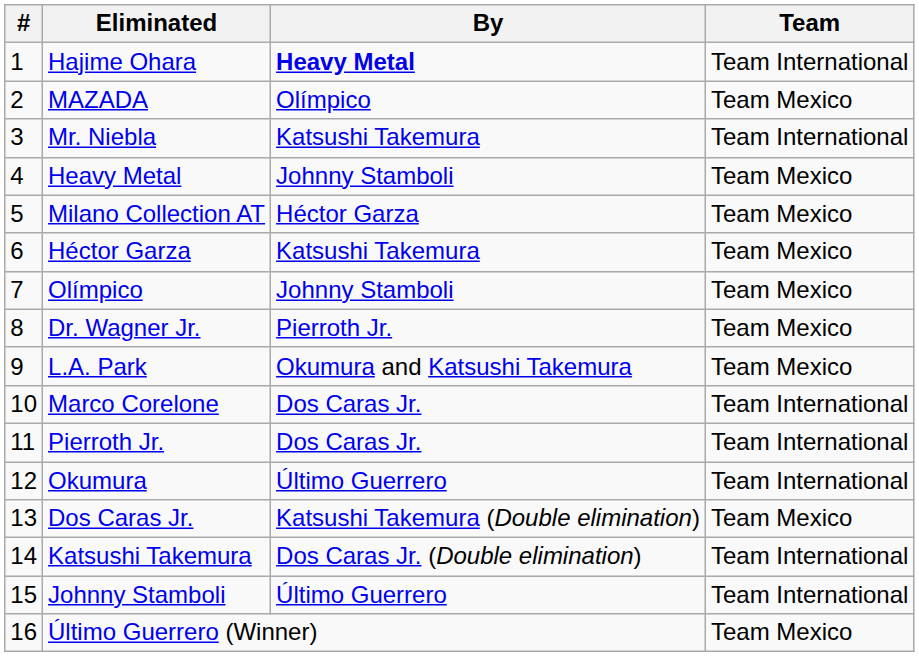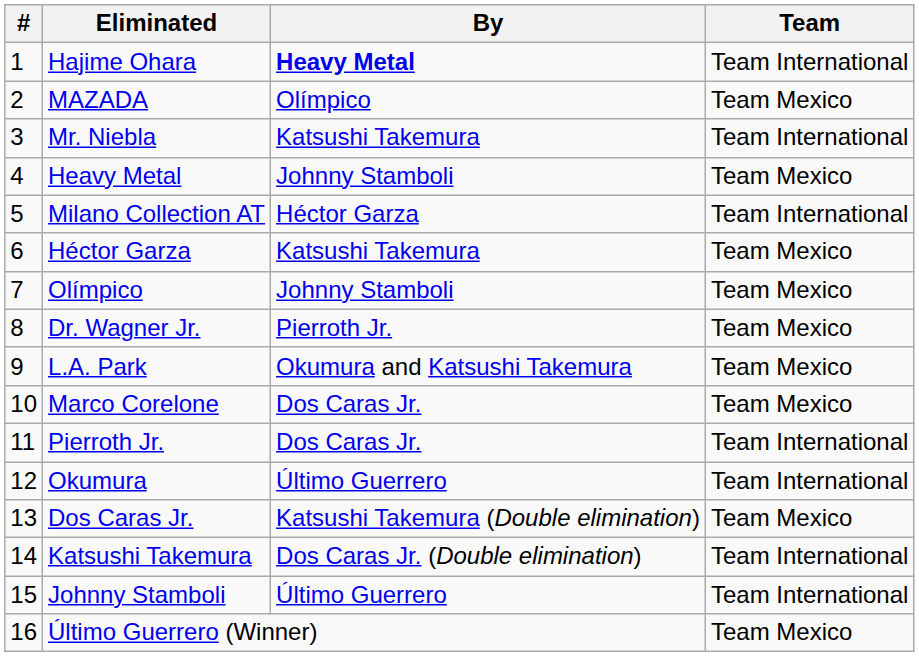(782, 213) Team Mexico -> (810, 213) Team International
(810, 404) Team International -> (782, 404) Team Mexico
